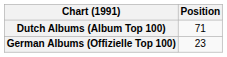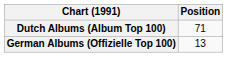(200, 44) 23 -> (200, 44) 13
